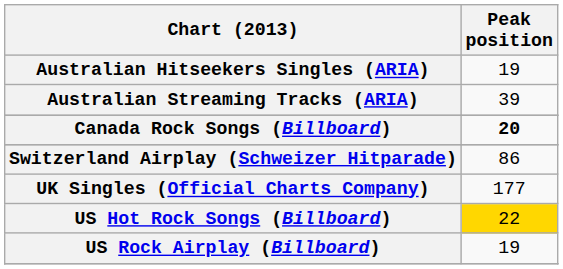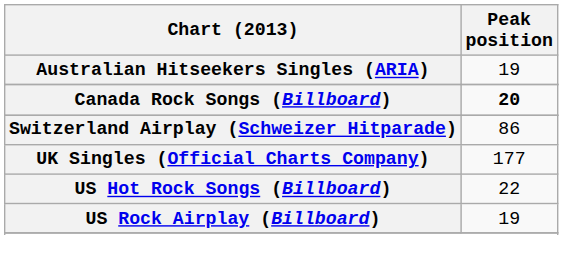- row: (233, 100)
(509, 219) gold background -> (509, 189) no background
